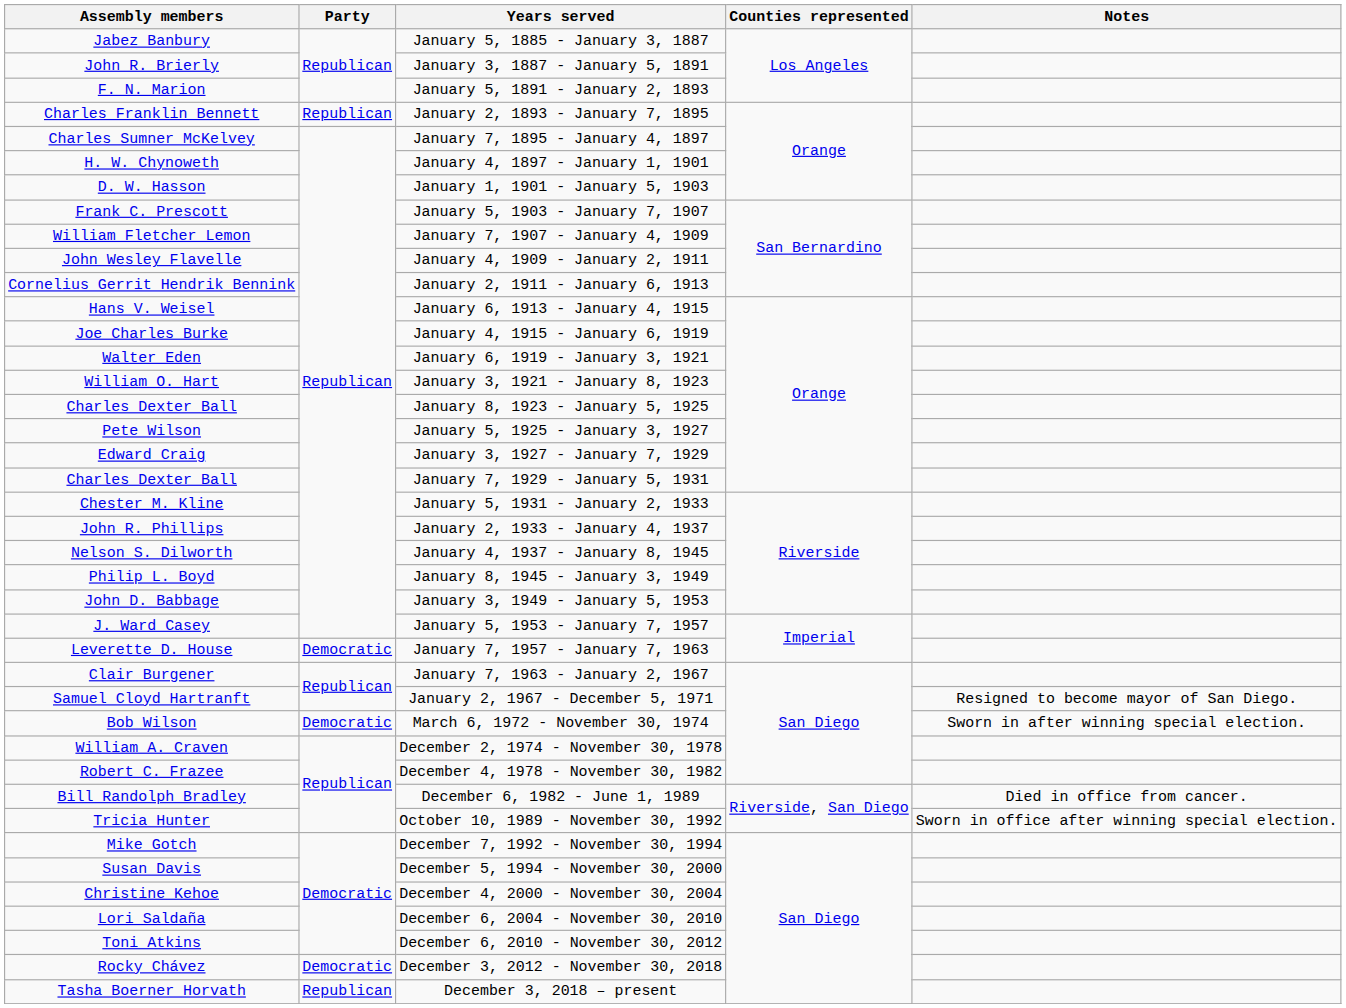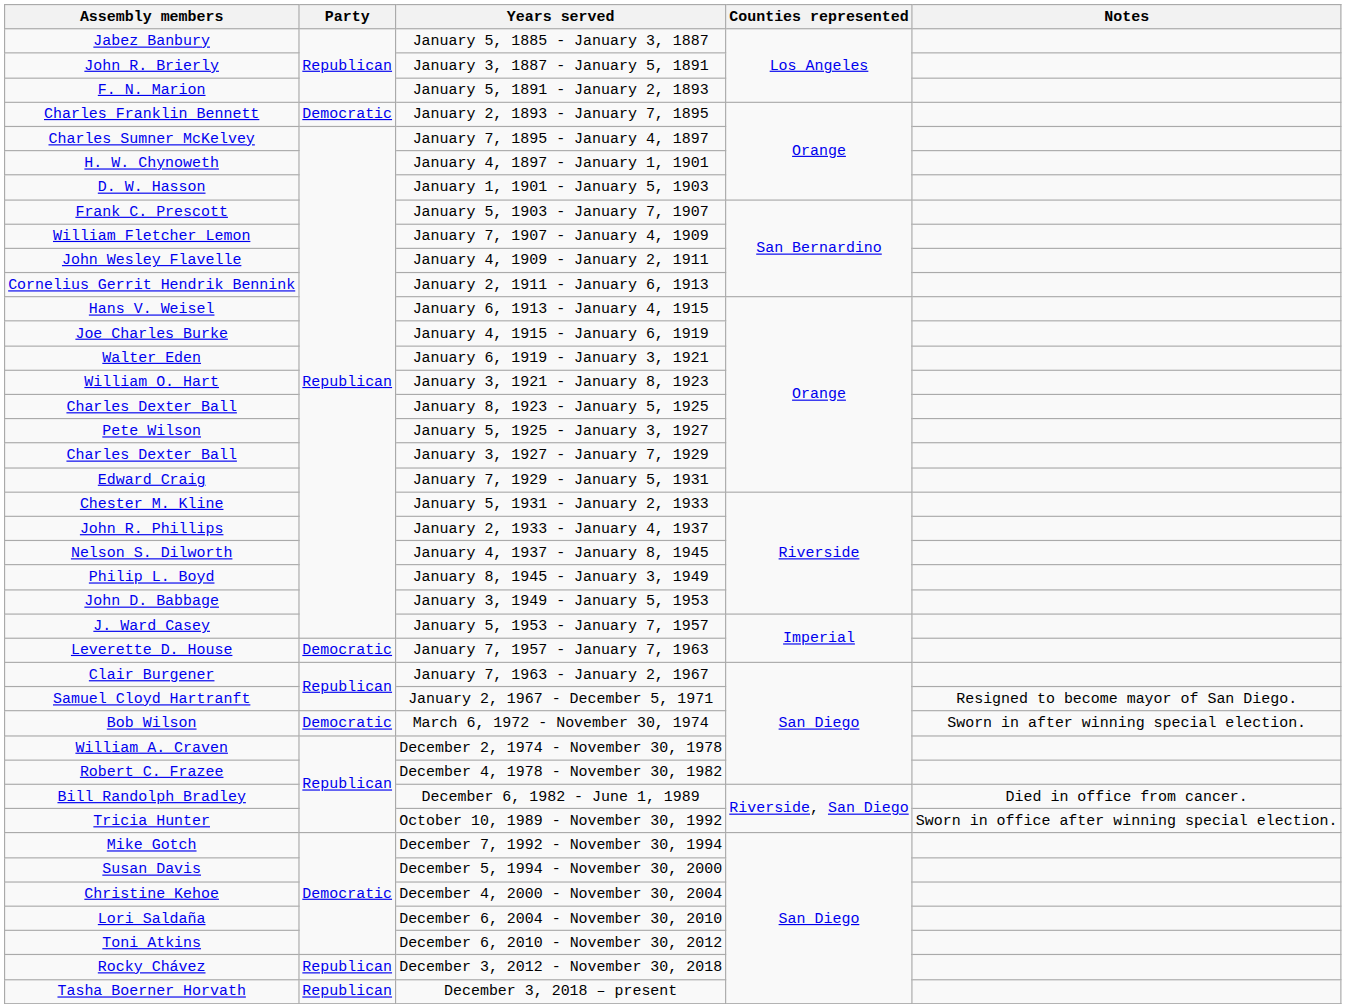(347, 114) Republican -> (347, 114) Democratic
(152, 455) Edward Craig -> (152, 455) Charles Dexter Ball
(152, 480) Charles Dexter Ball -> (152, 480) Edward Craig
(347, 967) Democratic -> (347, 967) Republican
